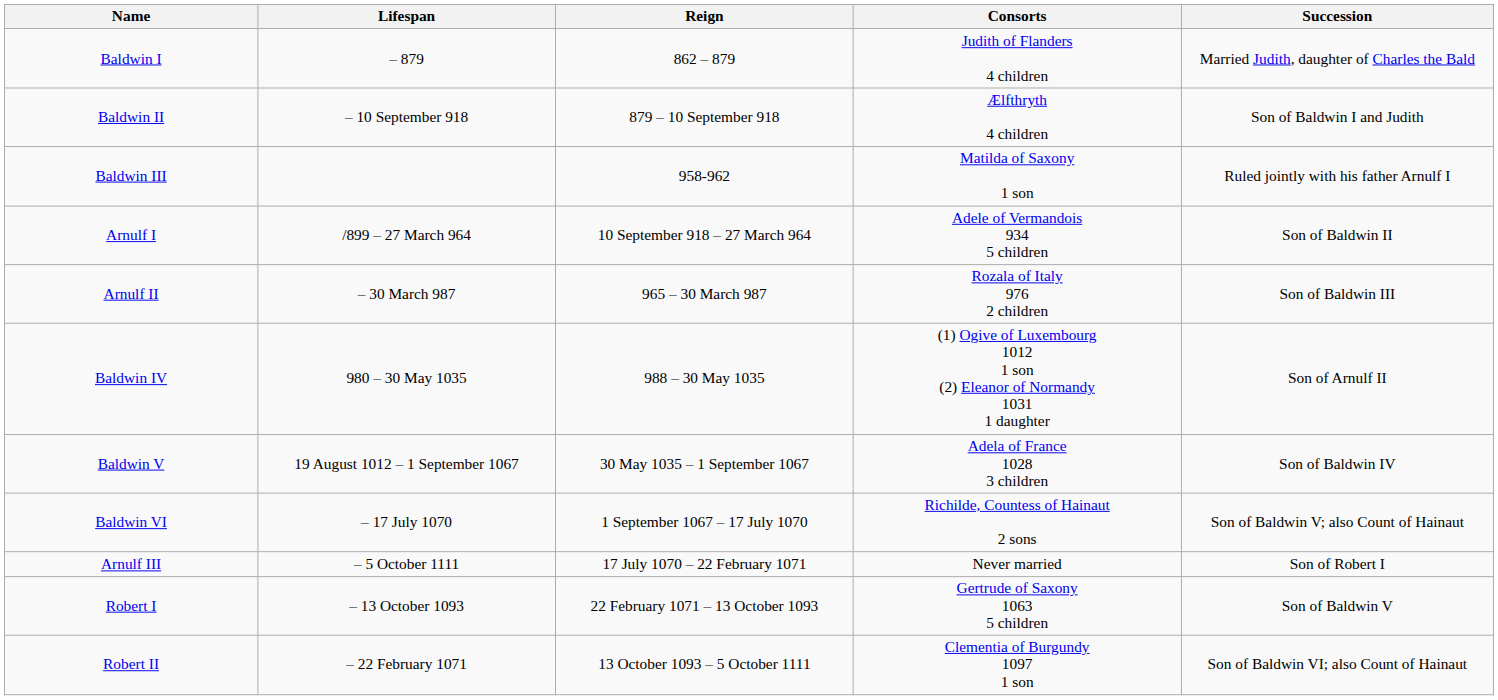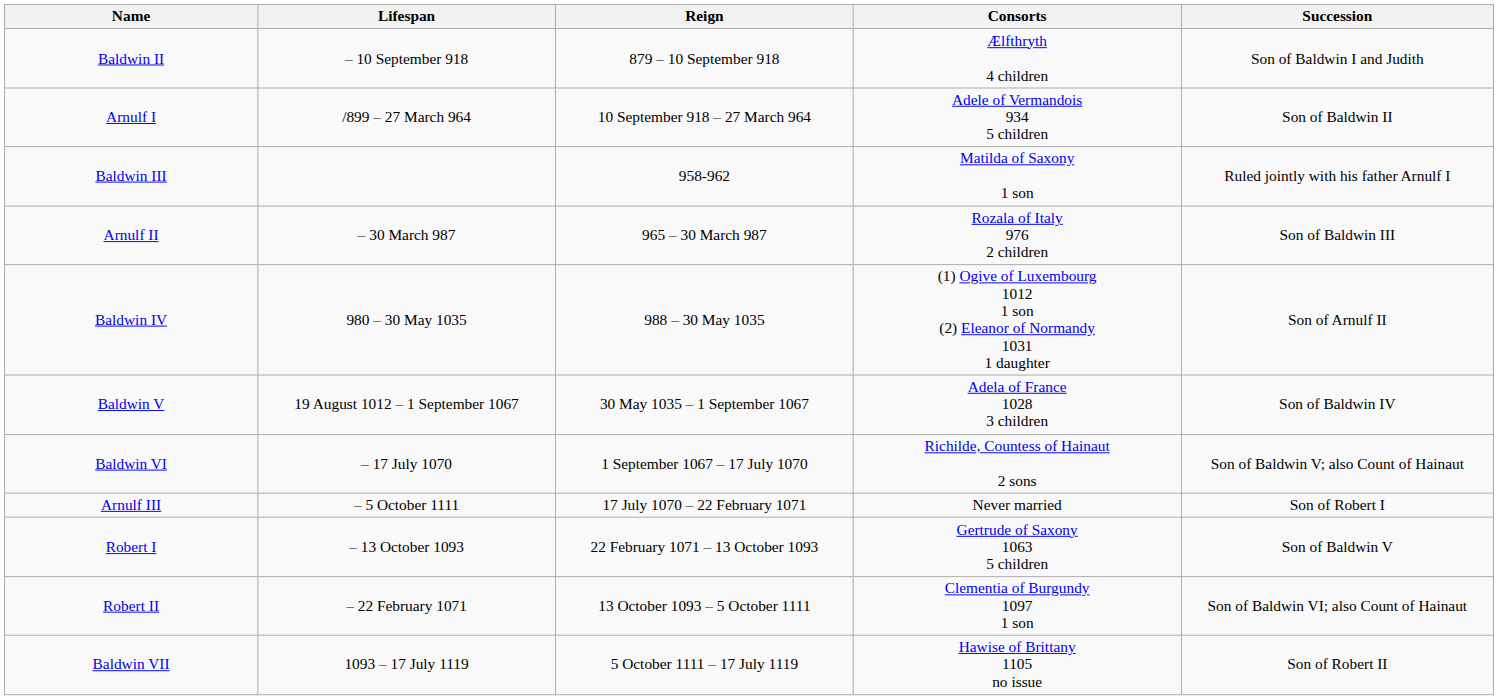- row: (131, 58)
rows swapped: (131, 235) <-> (131, 176)
+ row: (131, 664)
